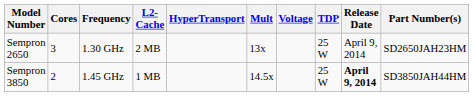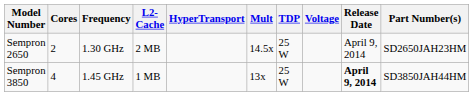columns swapped: (296, 19) <-> (328, 19)
(53, 48) 3 -> (53, 48) 2
(258, 48) 13x -> (262, 48) 14.5x
(53, 77) 2 -> (53, 77) 4
(262, 77) 14.5x -> (258, 77) 13x
